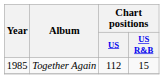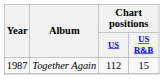(17, 65) 1985 -> (17, 65) 1987
